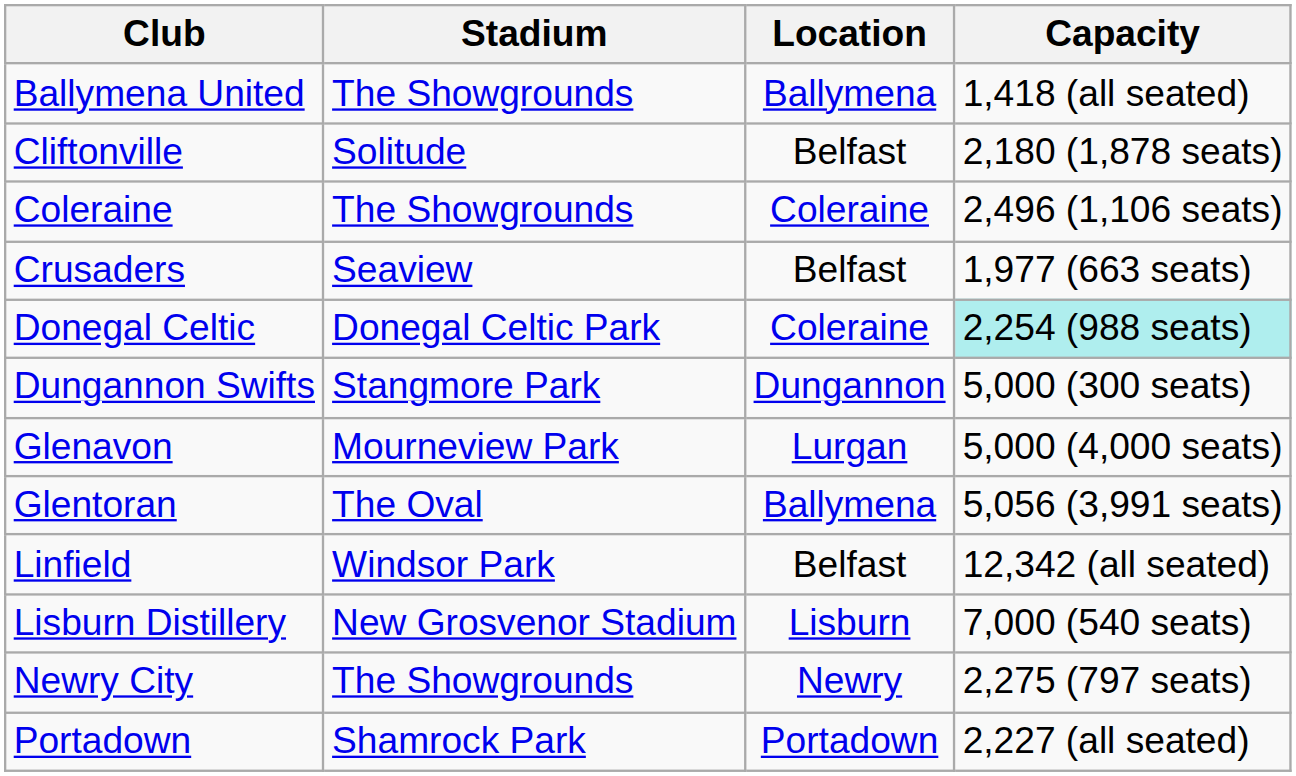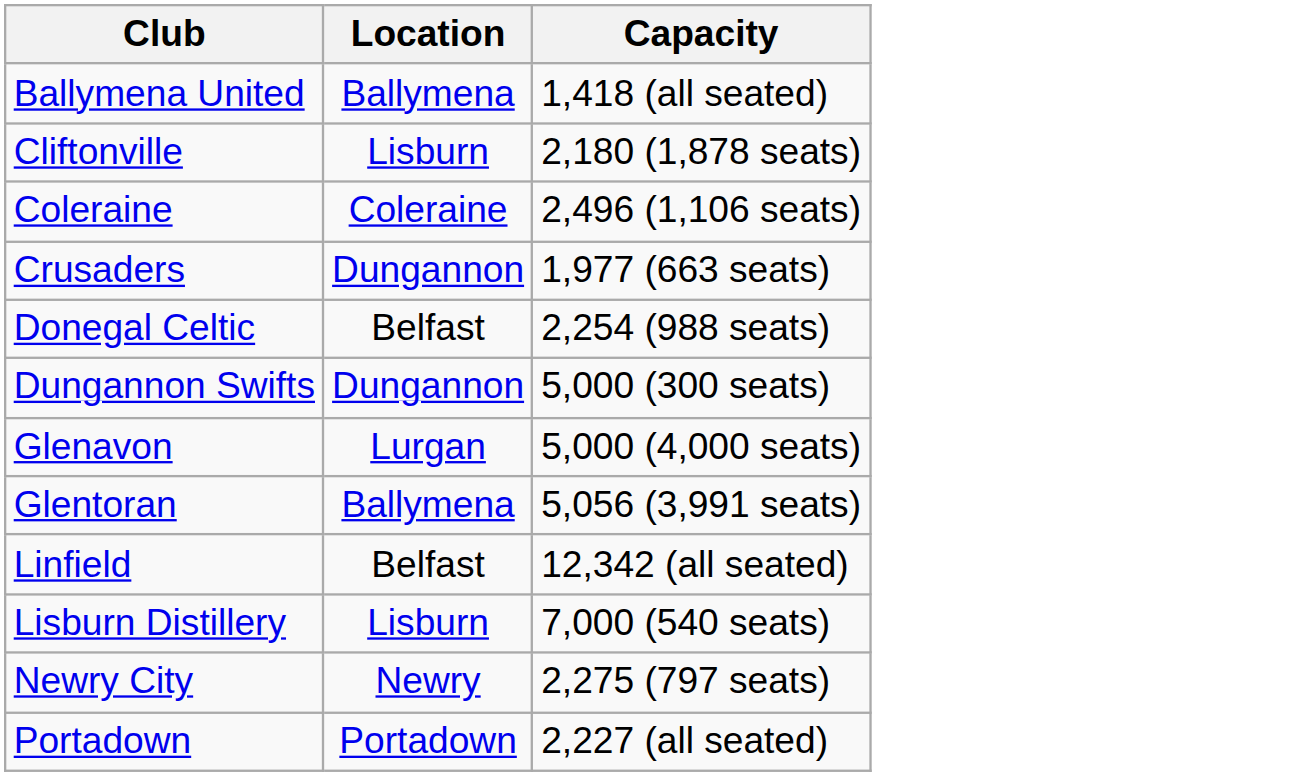- column: (534, 33)
(850, 151) Belfast -> (428, 151) Lisburn
(850, 269) Belfast -> (428, 269) Dungannon
(850, 328) Coleraine -> (428, 328) Belfast
(1107, 328) paleturquoise background -> (686, 328) no background
